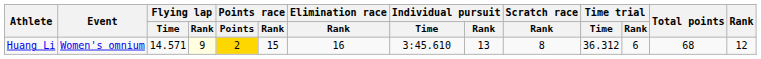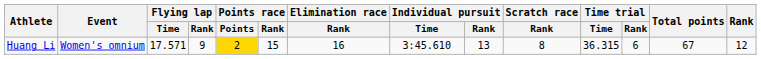(168, 45) 14.571 -> (168, 45) 17.571
(202, 45) lightyellow background -> (202, 45) no background
(601, 45) 36.312 -> (601, 45) 36.315
(688, 45) 68 -> (688, 45) 67
